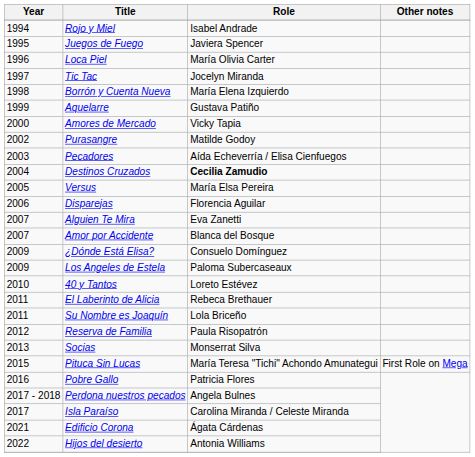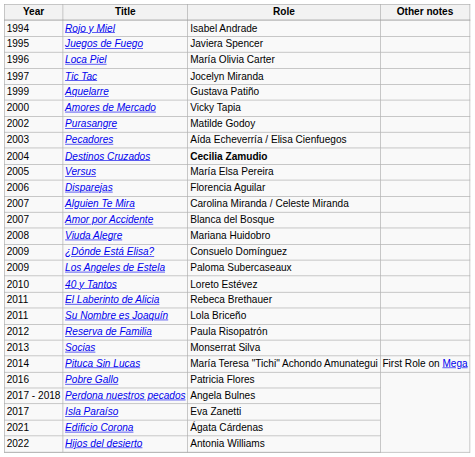- row: (118, 92)
(216, 220) Eva Zanetti -> (270, 204) Carolina Miranda / Celeste Miranda
+ row: (94, 236)
(18, 364) 2015 -> (18, 364) 2014
(270, 412) Carolina Miranda / Celeste Miranda -> (216, 412) Eva Zanetti
